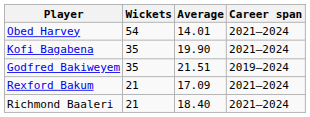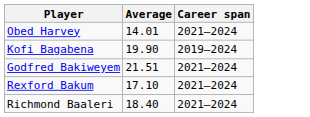- column: (149, 13)
(259, 49) 2021–2024 -> (207, 49) 2019–2024
(259, 67) 2019–2024 -> (207, 67) 2021–2024
(194, 85) 17.09 -> (142, 85) 17.10
